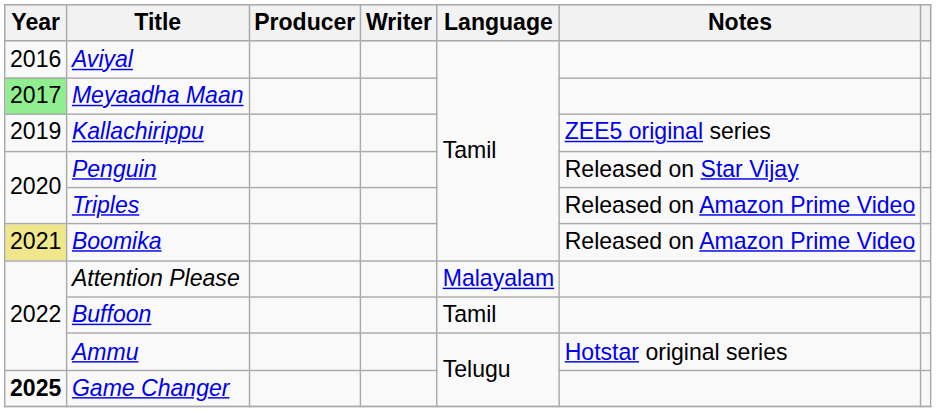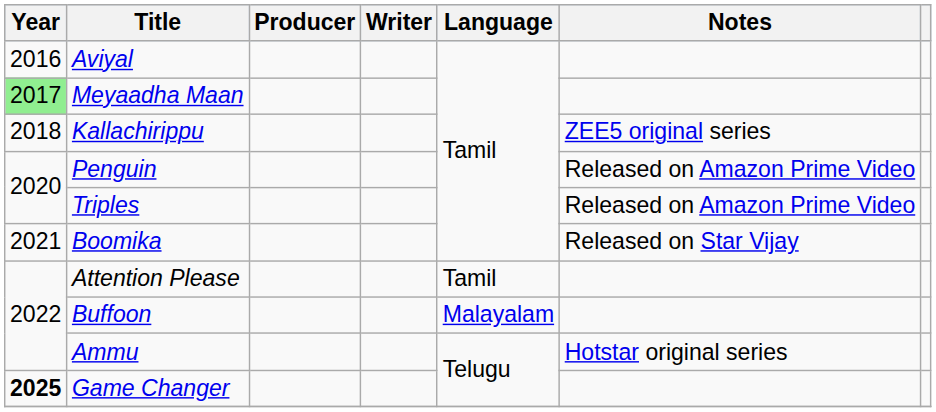(36, 132) 2019 -> (36, 132) 2018
(682, 168) Released on Star Vijay -> (740, 168) Released on Amazon Prime Video
(36, 242) khaki background -> (36, 242) no background
(740, 242) Released on Amazon Prime Video -> (682, 242) Released on Star Vijay
(498, 278) Malayalam -> (470, 278) Tamil
(470, 315) Tamil -> (498, 315) Malayalam
